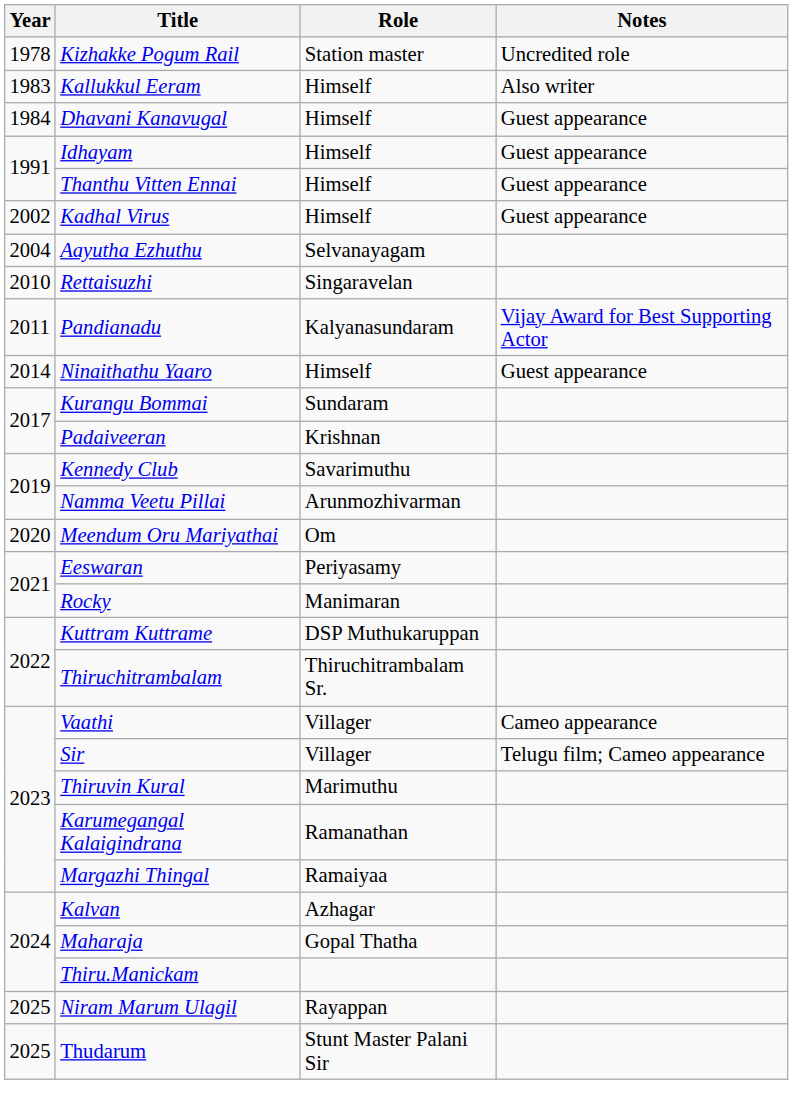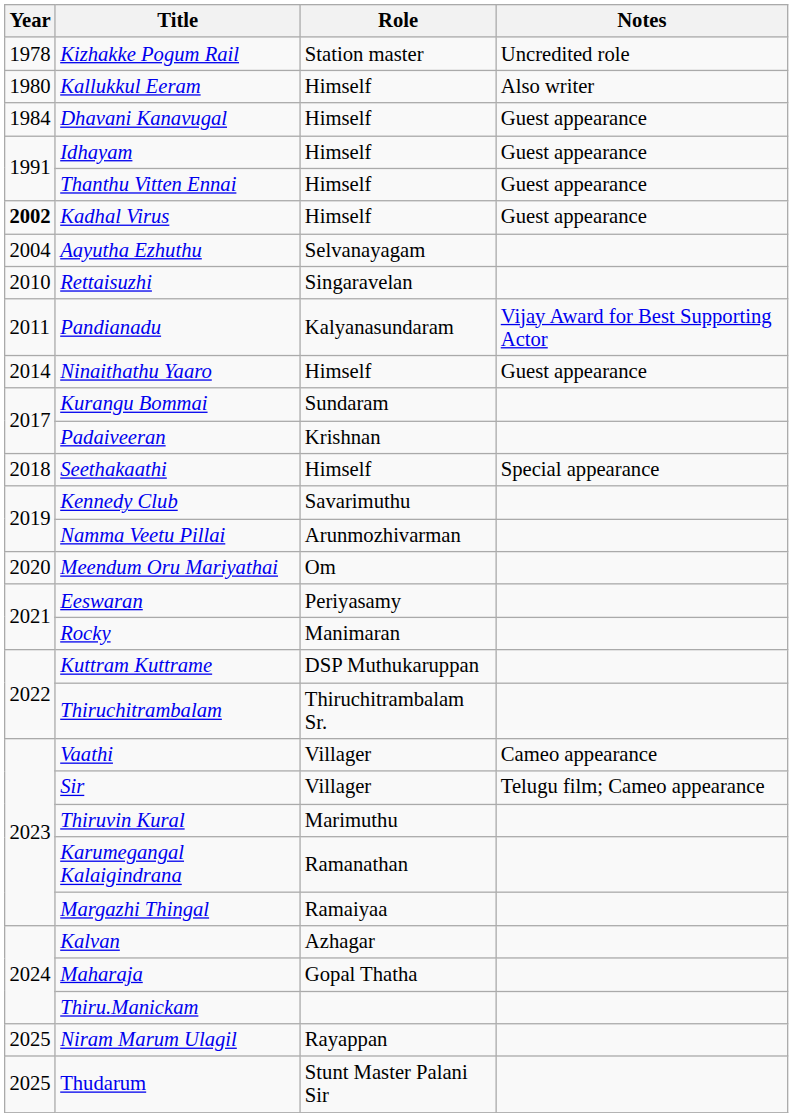(30, 86) 1983 -> (30, 86) 1980
(30, 217) normal -> (30, 217) bold
+ row: (113, 469)
